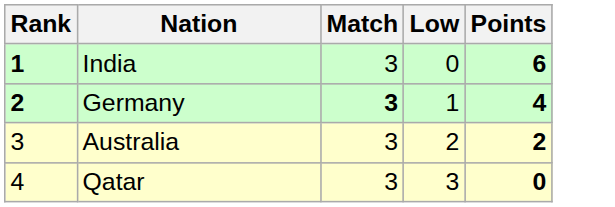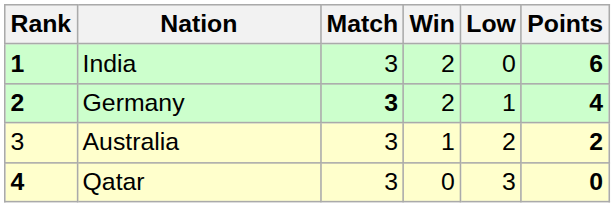+ column: (432, 24)
(17, 181) normal -> (17, 181) bold
